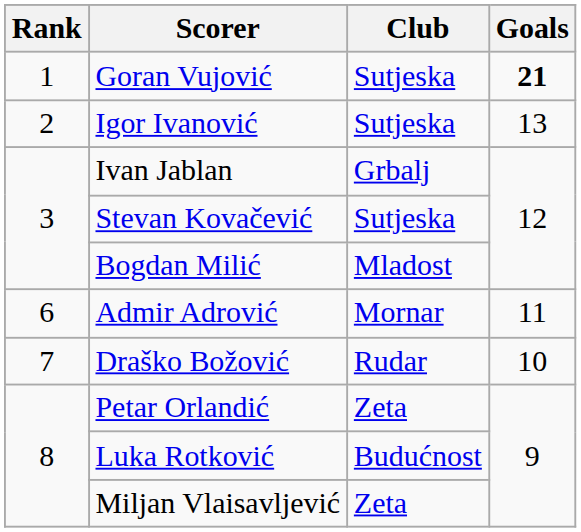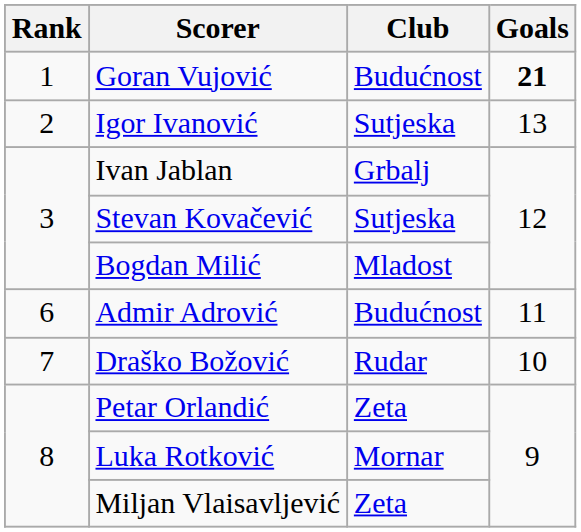(405, 75) Sutjeska -> (418, 75) Budućnost
(399, 312) Mornar -> (418, 312) Budućnost
(418, 455) Budućnost -> (399, 455) Mornar
